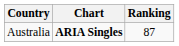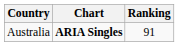(149, 32) 87 -> (149, 32) 91
